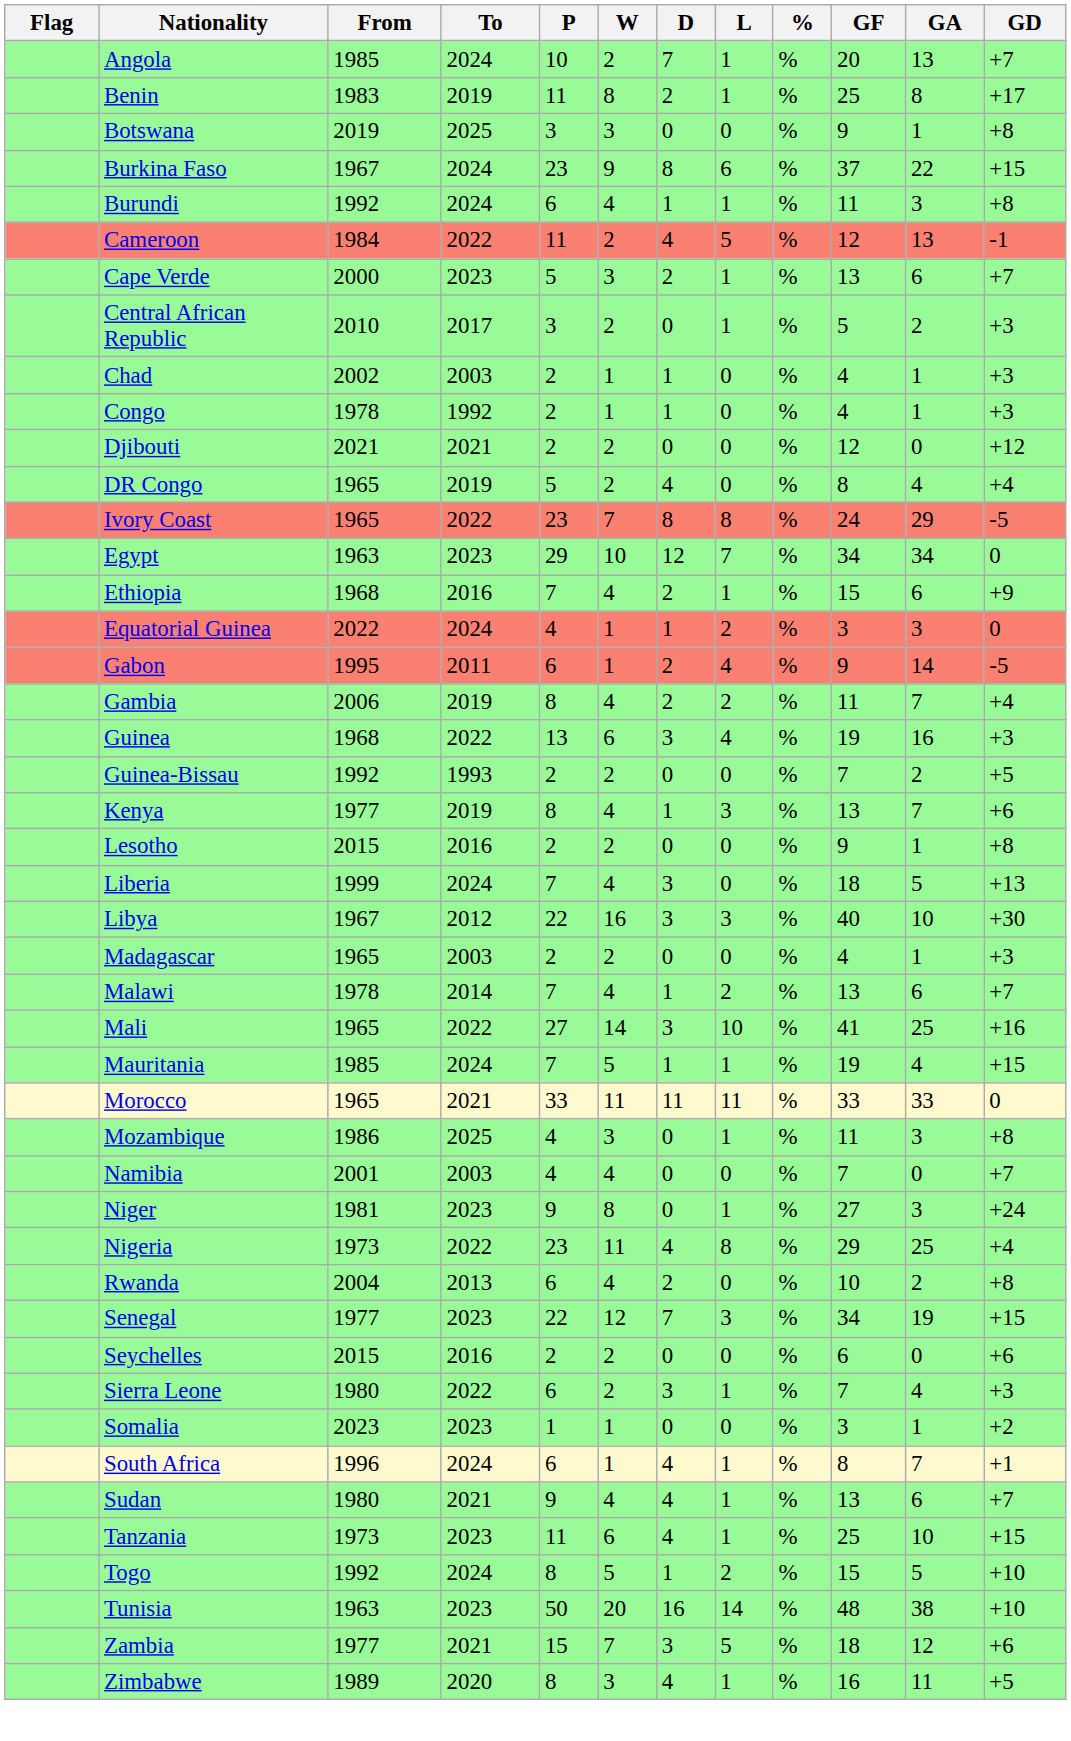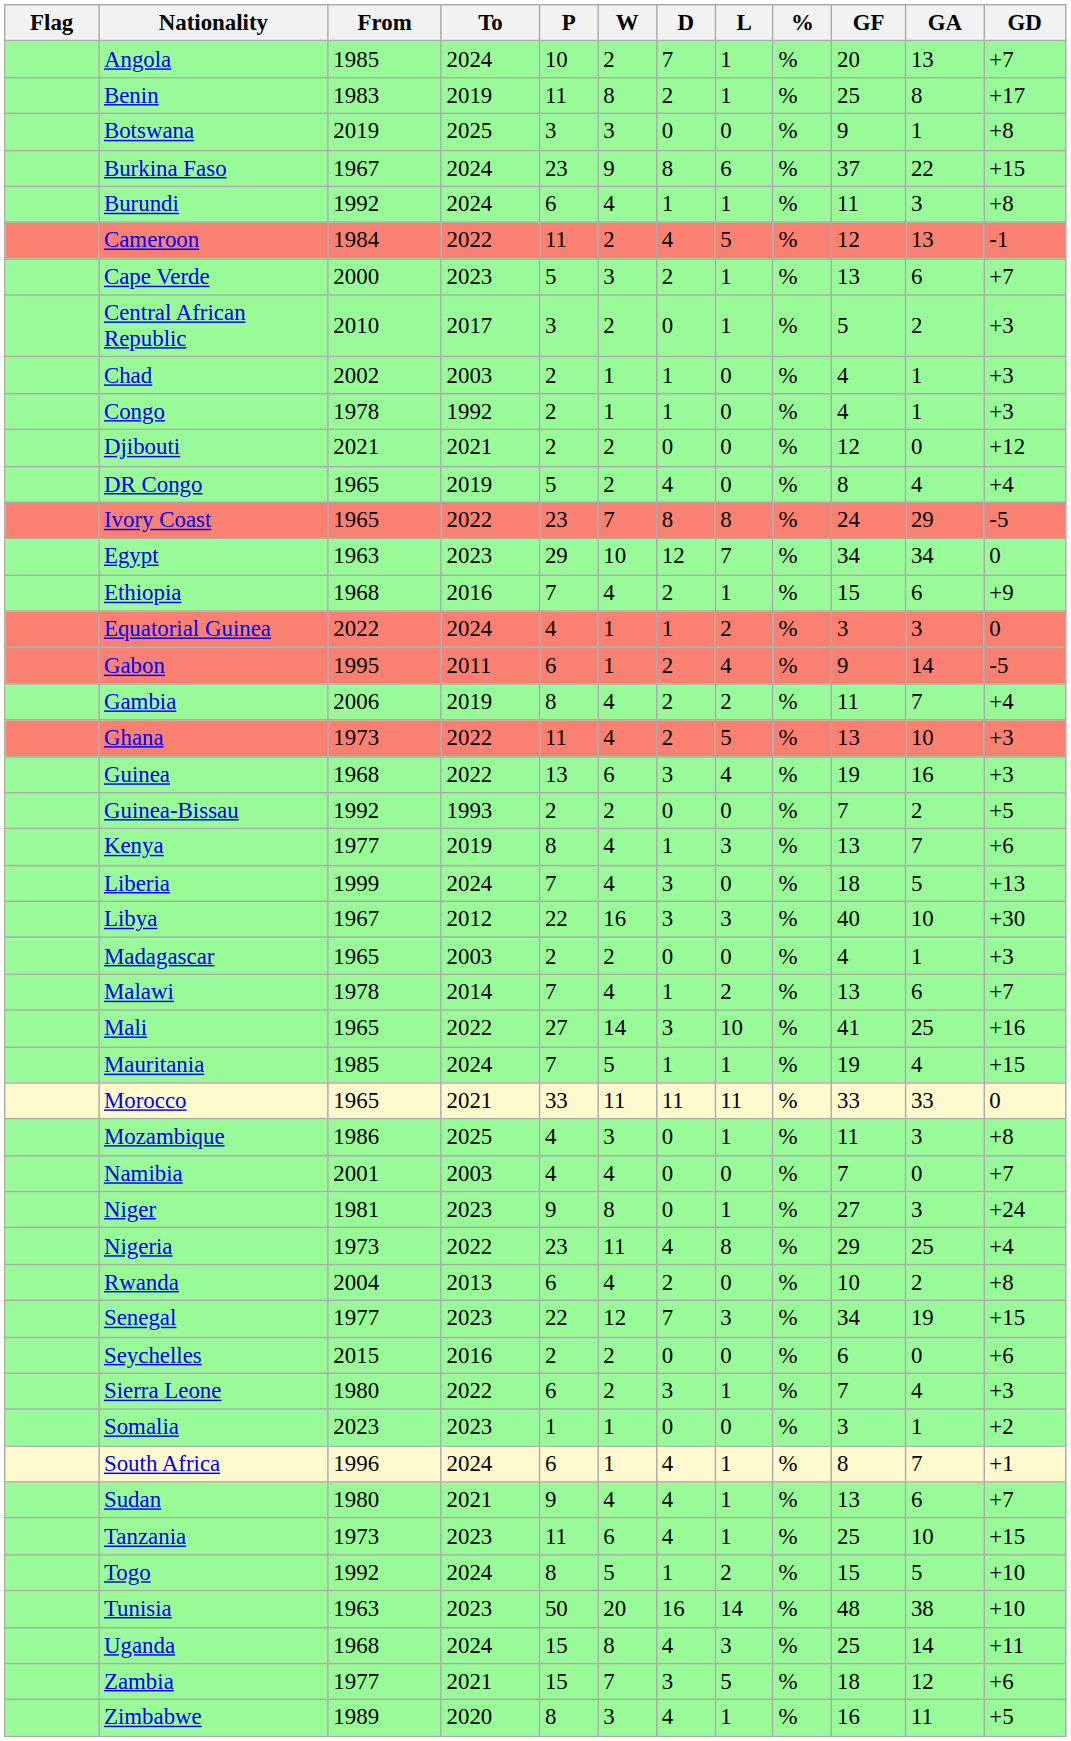+ row: (134, 737)
- row: (141, 846)
+ row: (140, 1644)
